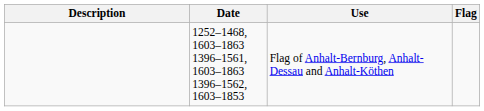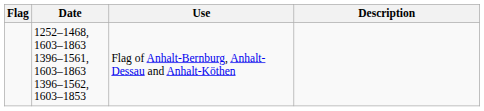columns swapped: (466, 13) <-> (97, 13)
